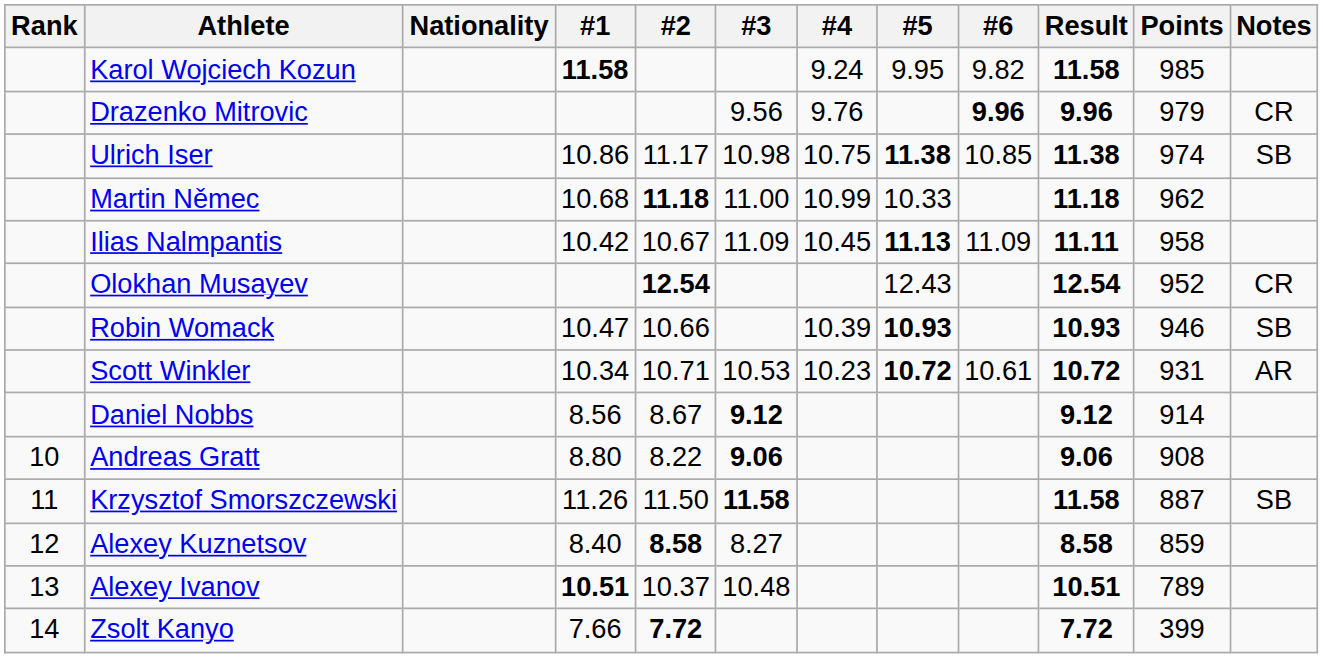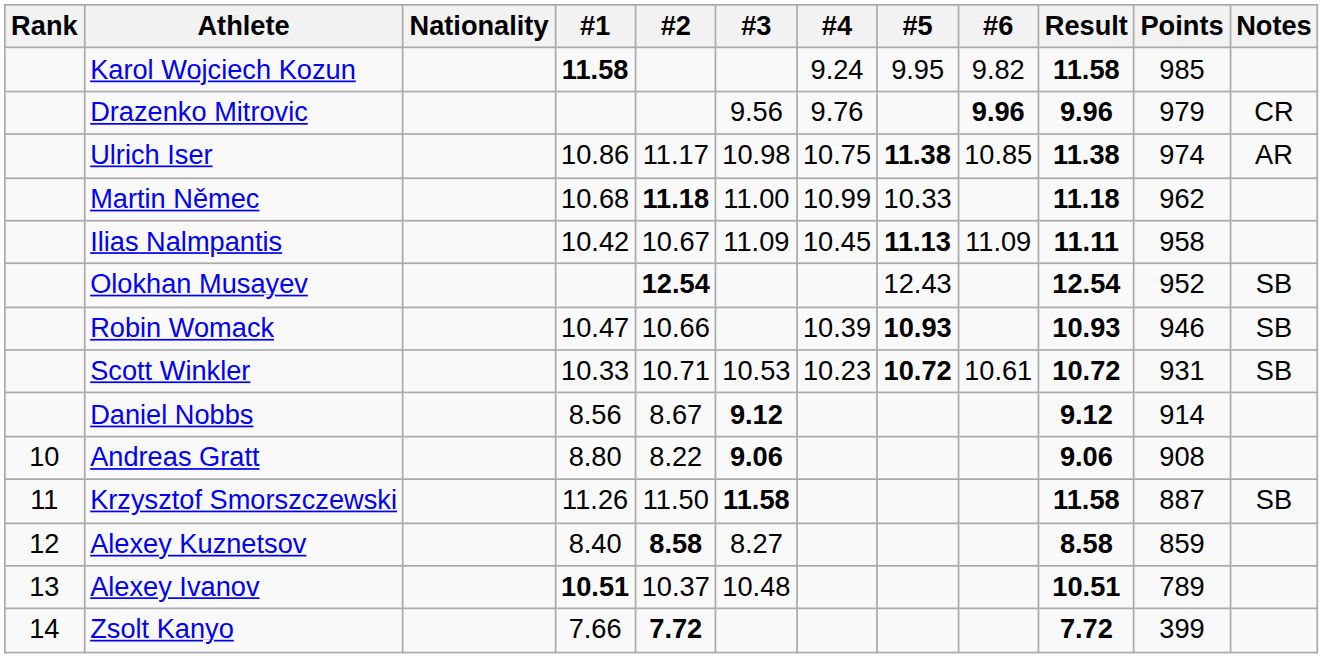(1274, 155) SB -> (1274, 155) AR
(1274, 284) CR -> (1274, 284) SB
(595, 371) 10.34 -> (595, 371) 10.33
(1274, 371) AR -> (1274, 371) SB
